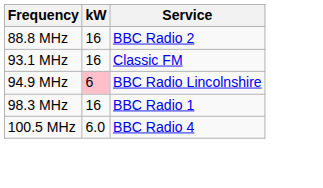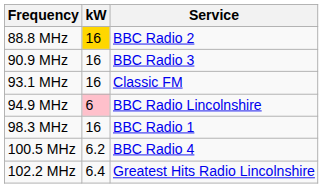(93, 37) no background -> (93, 37) gold background
+ row: (38, 60)
(95, 127) 6.0 -> (95, 149) 6.2
+ row: (42, 171)
